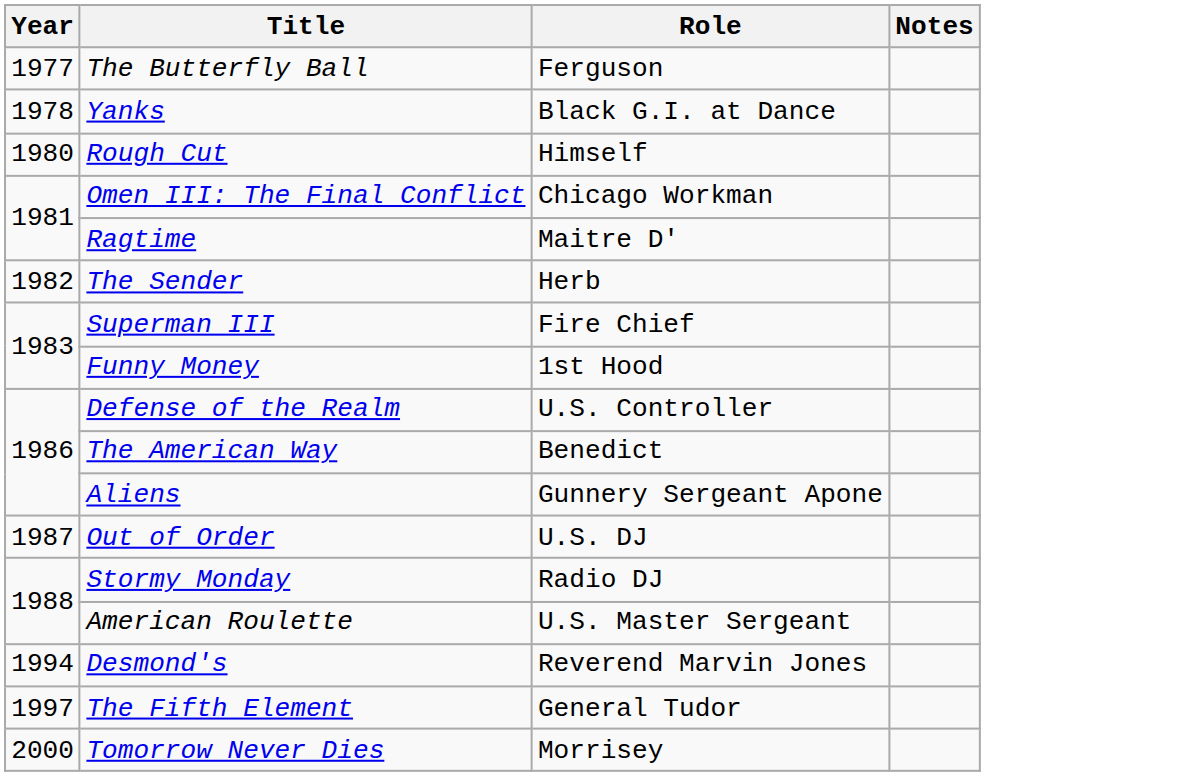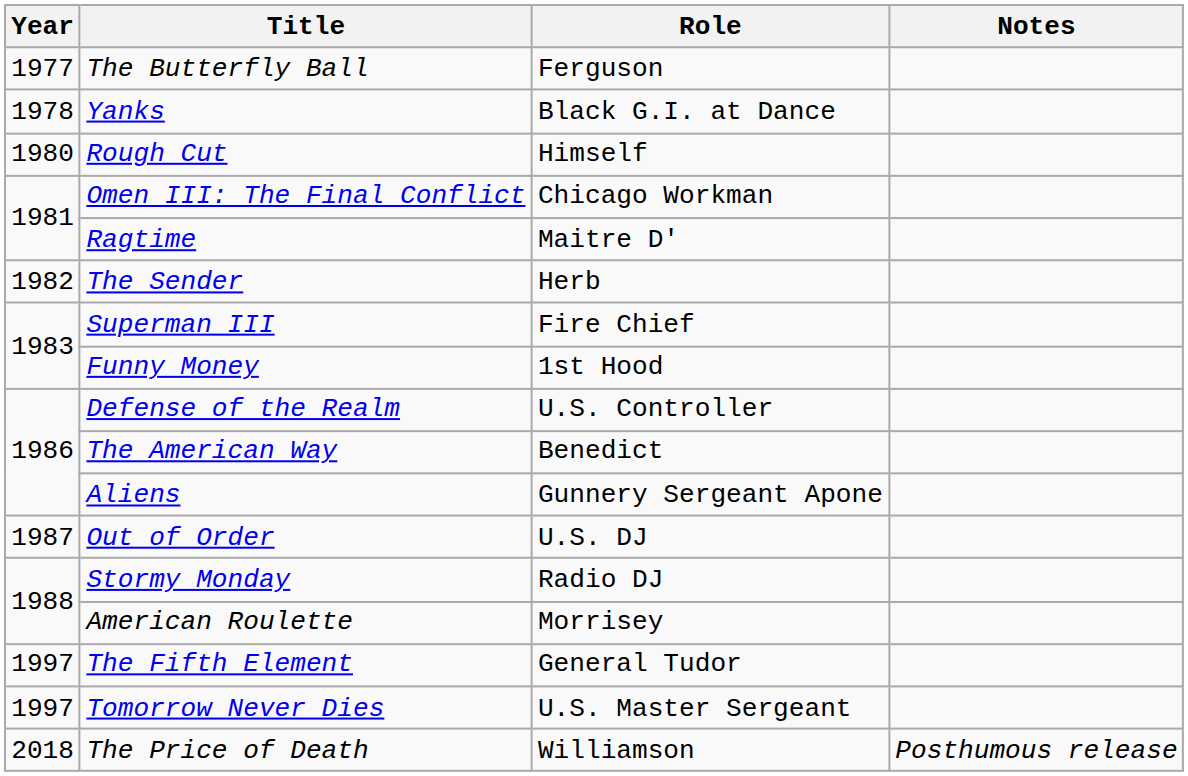(695, 623) U.S. Master Sergeant -> (601, 623) Morrisey
- row: (157, 665)
(43, 750) 2000 -> (43, 708) 1997
(601, 750) Morrisey -> (695, 708) U.S. Master Sergeant
+ row: (228, 750)
